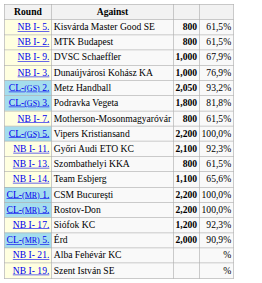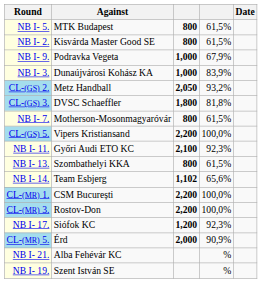+ column: (245, 12)
(104, 27) Kisvárda Master Good SE -> (84, 27) MTK Budapest
(84, 42) MTK Budapest -> (104, 42) Kisvárda Master Good SE
(87, 57) DVSC Schaeffler -> (86, 57) Podravka Vegeta
(219, 73) 76,9% -> (219, 73) 83,9%
(86, 103) Podravka Vegeta -> (87, 103) DVSC Schaeffler
(186, 179) 1,100 -> (186, 179) 1,102
